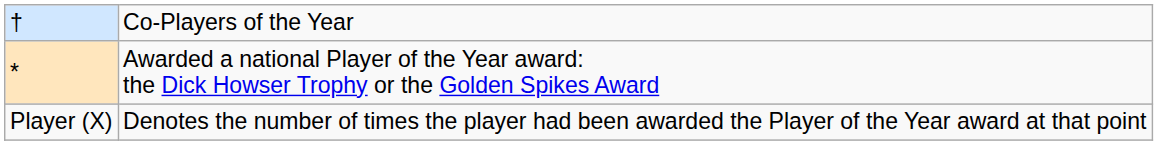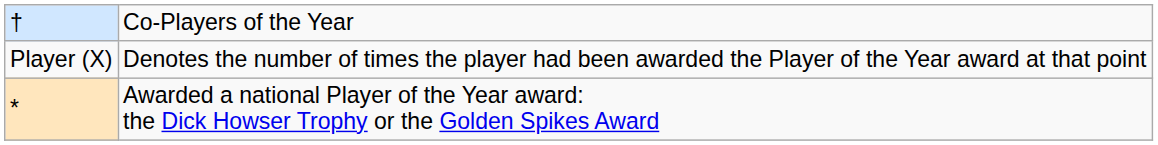rows swapped: (15, 72) <-> (61, 121)
